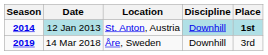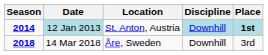(24, 43) 2019 -> (24, 43) 2018
